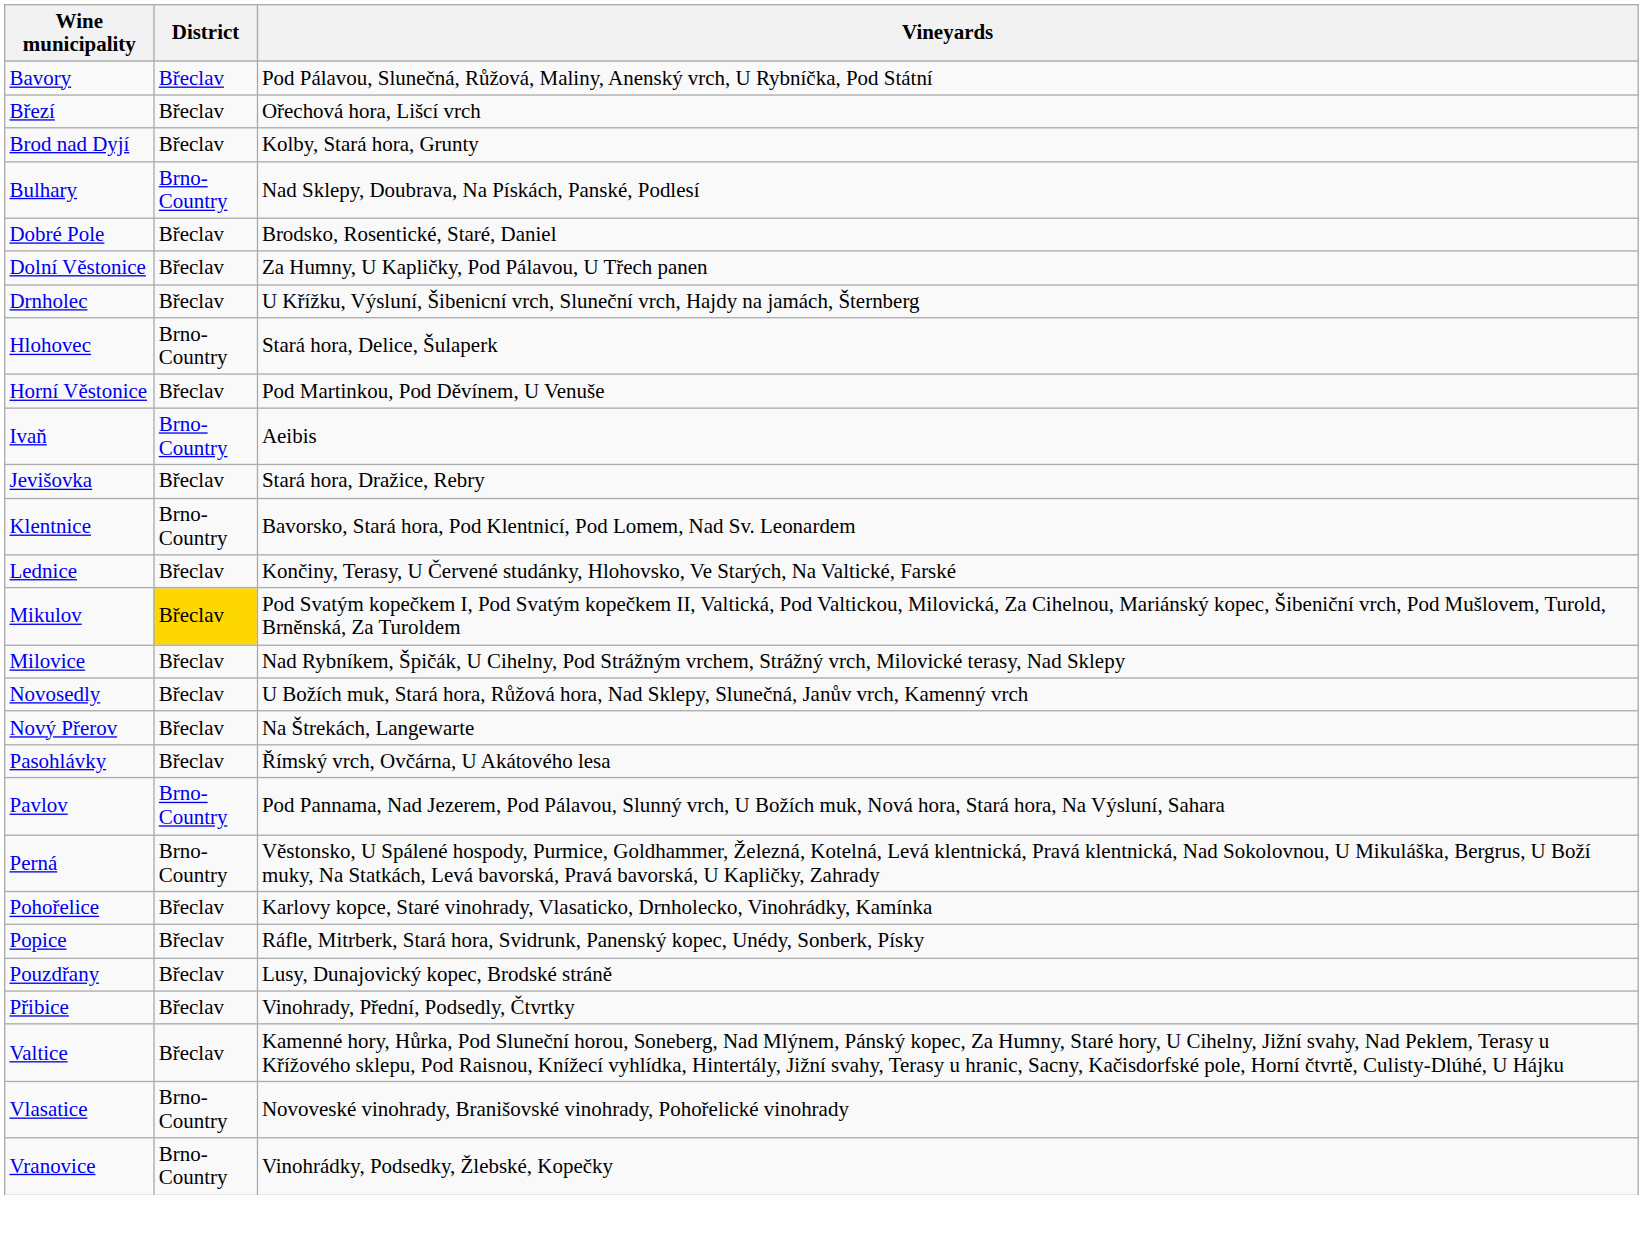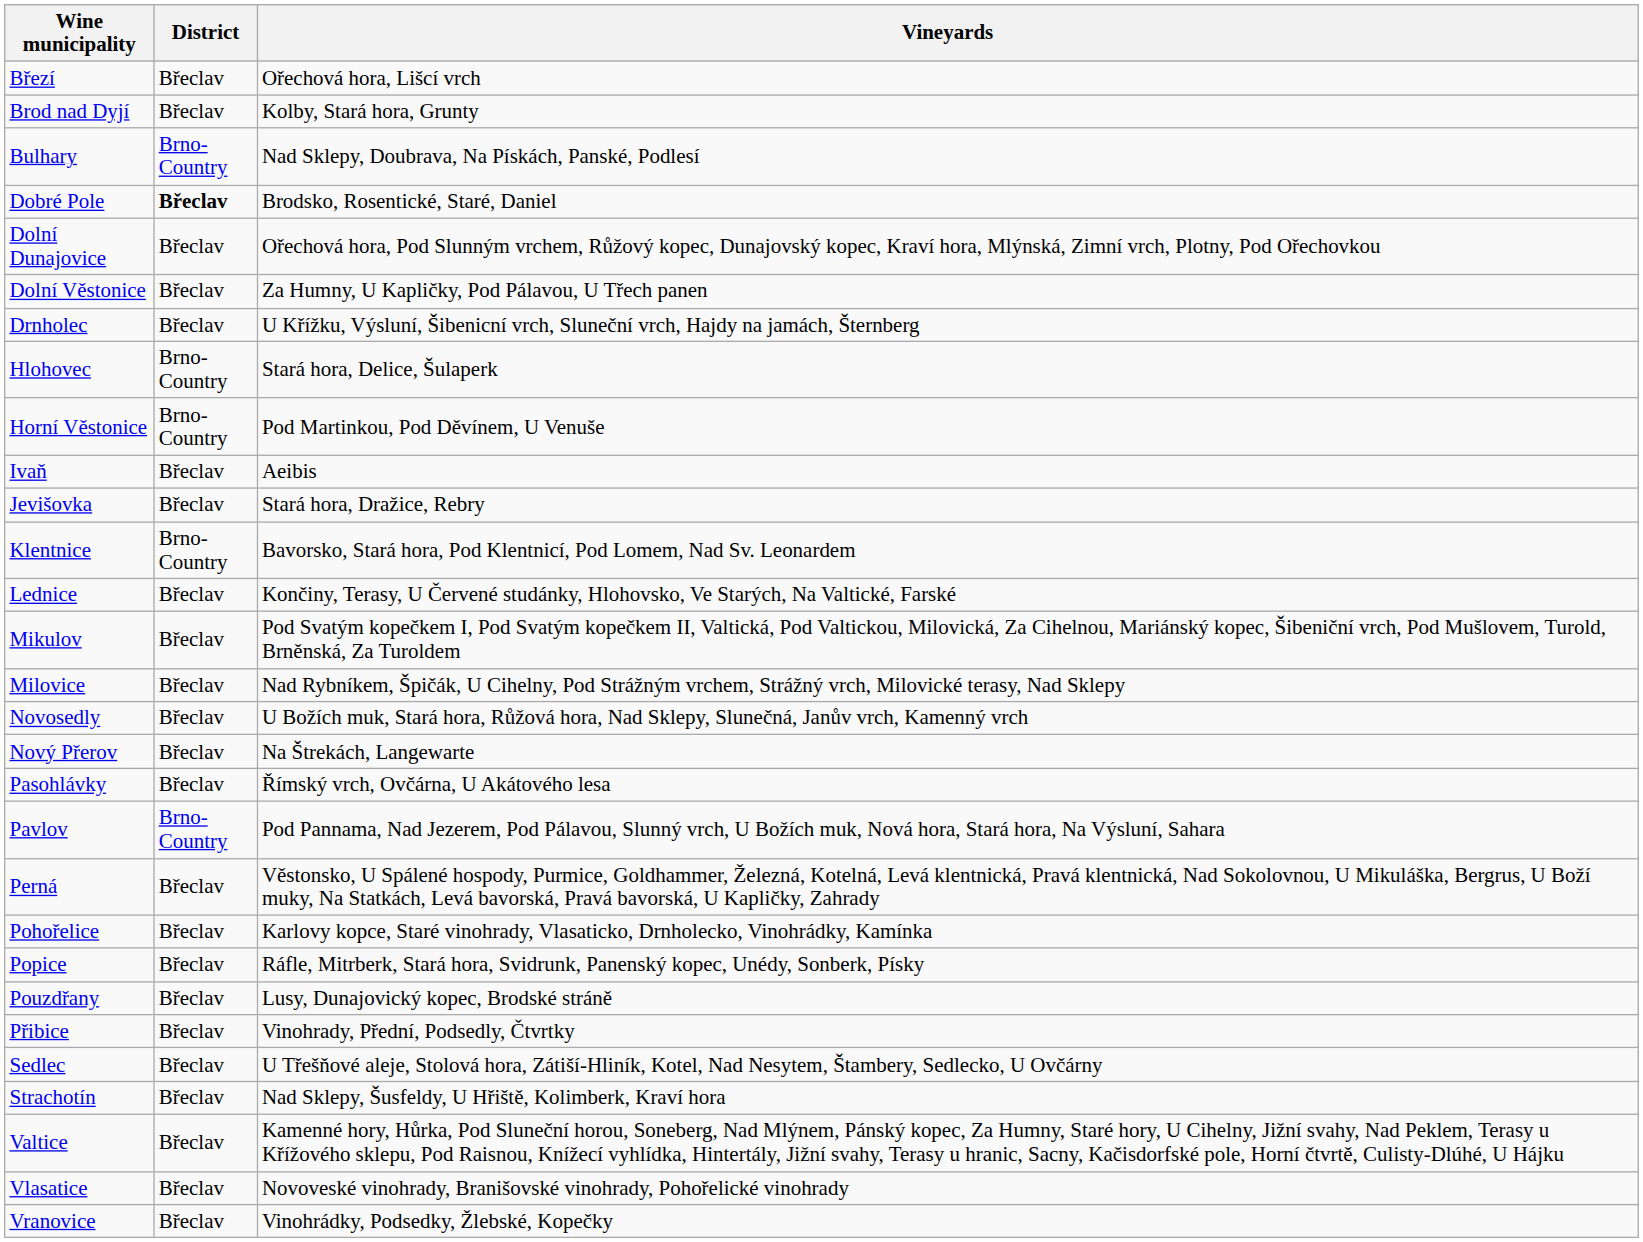- row: (40, 77)
(191, 234) normal -> (193, 201) bold
+ row: (58, 246)
(191, 391) Břeclav -> (193, 426) Brno-Country
(193, 436) Brno-Country -> (191, 471) Břeclav
(191, 616) gold background -> (191, 639) no background
(193, 862) Brno-Country -> (191, 886) Břeclav
+ row: (37, 1064)
+ row: (53, 1097)
(193, 1109) Brno-Country -> (191, 1187) Břeclav
(193, 1166) Brno-Country -> (191, 1220) Břeclav
